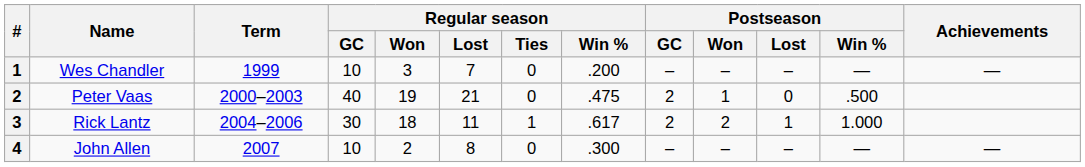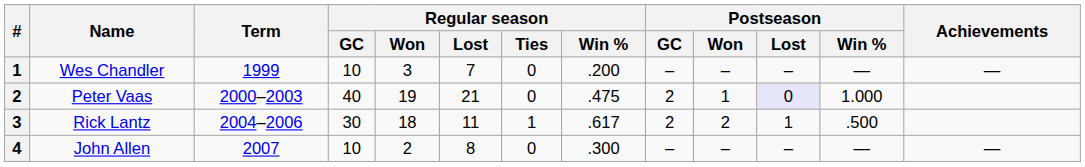(788, 97) no background -> (788, 97) lavender background
(862, 97) .500 -> (862, 97) 1.000
(862, 123) 1.000 -> (862, 123) .500
